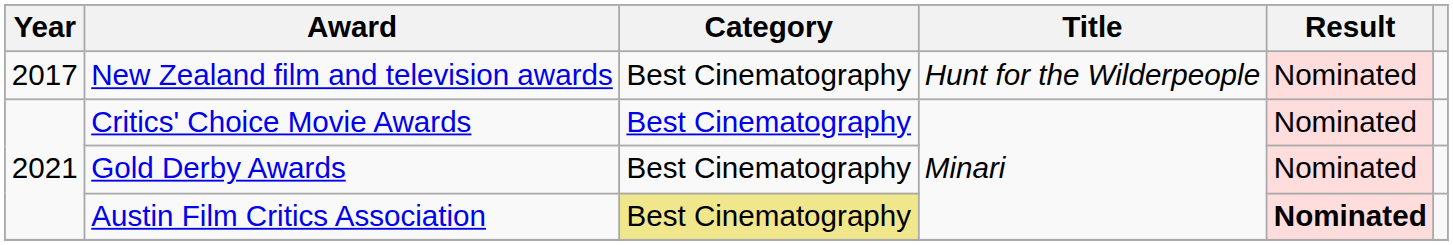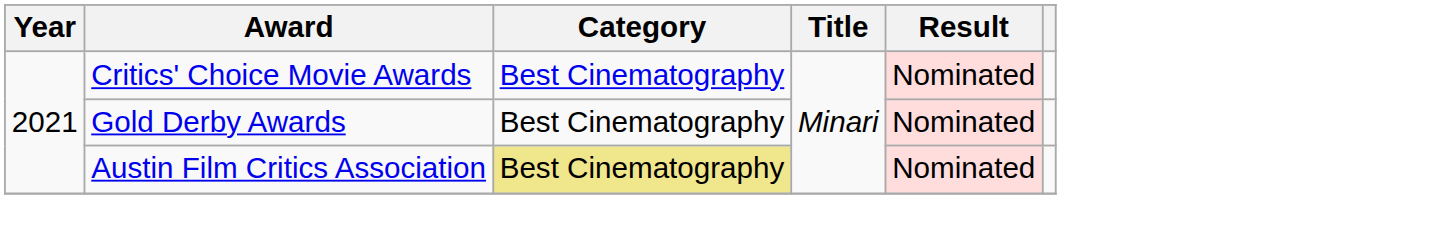- row: (352, 74)
(1350, 215) bold -> (964, 168) normal
